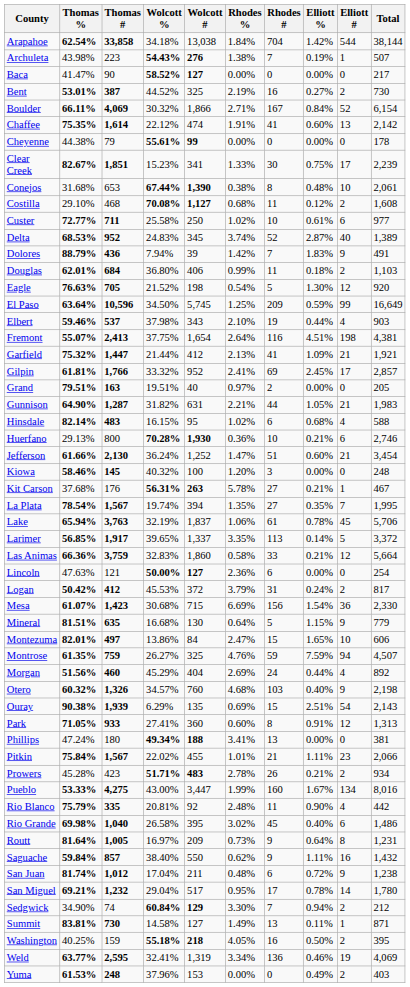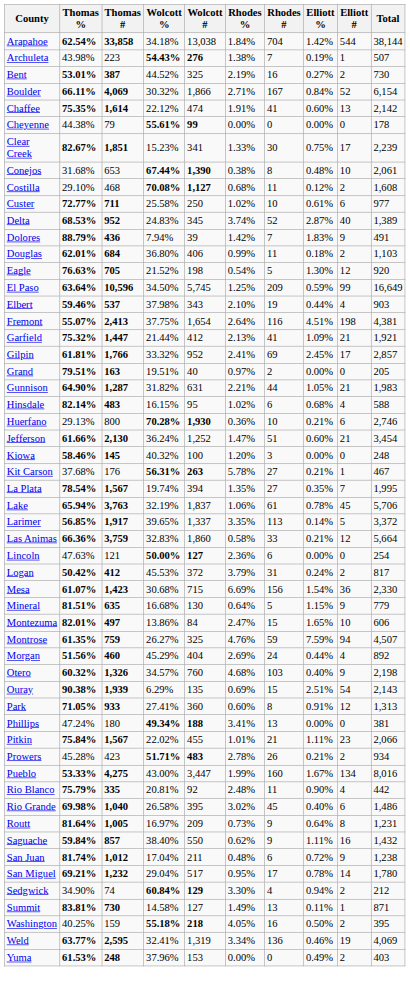- row: (17, 74)
(270, 907) 7 -> (270, 890) 4
